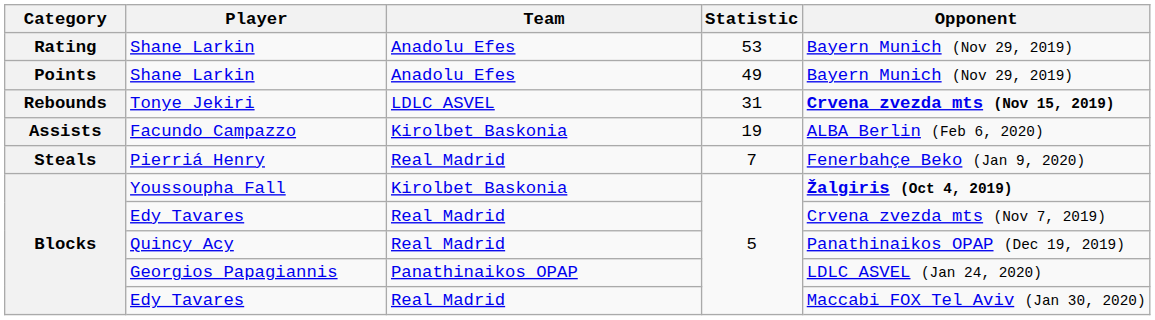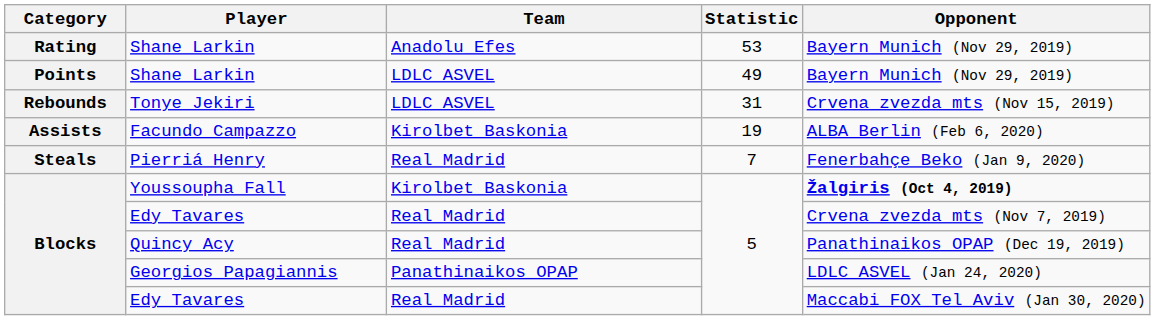(453, 75) Anadolu Efes -> (443, 75) LDLC ASVEL
(961, 103) bold -> (961, 103) normal
